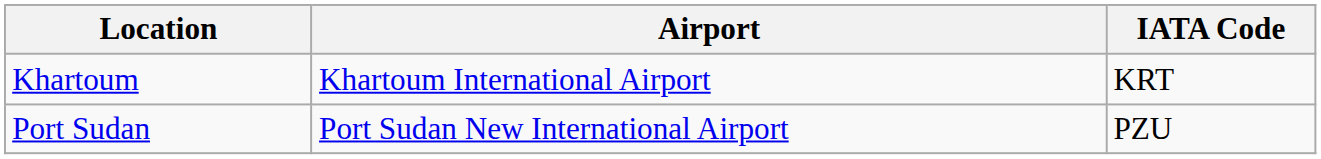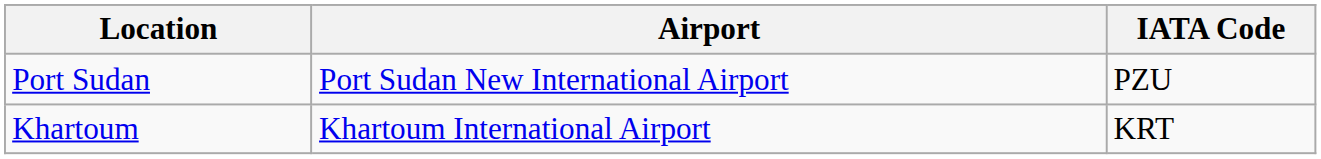rows swapped: (75, 78) <-> (81, 128)
